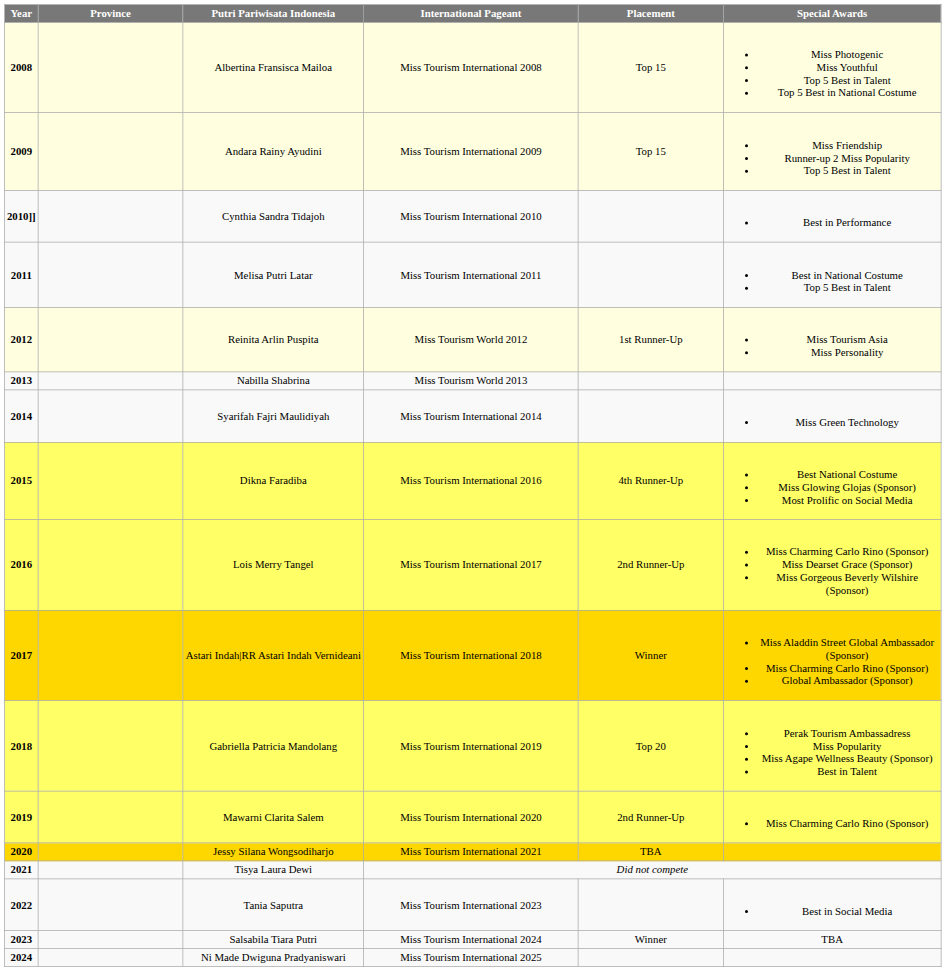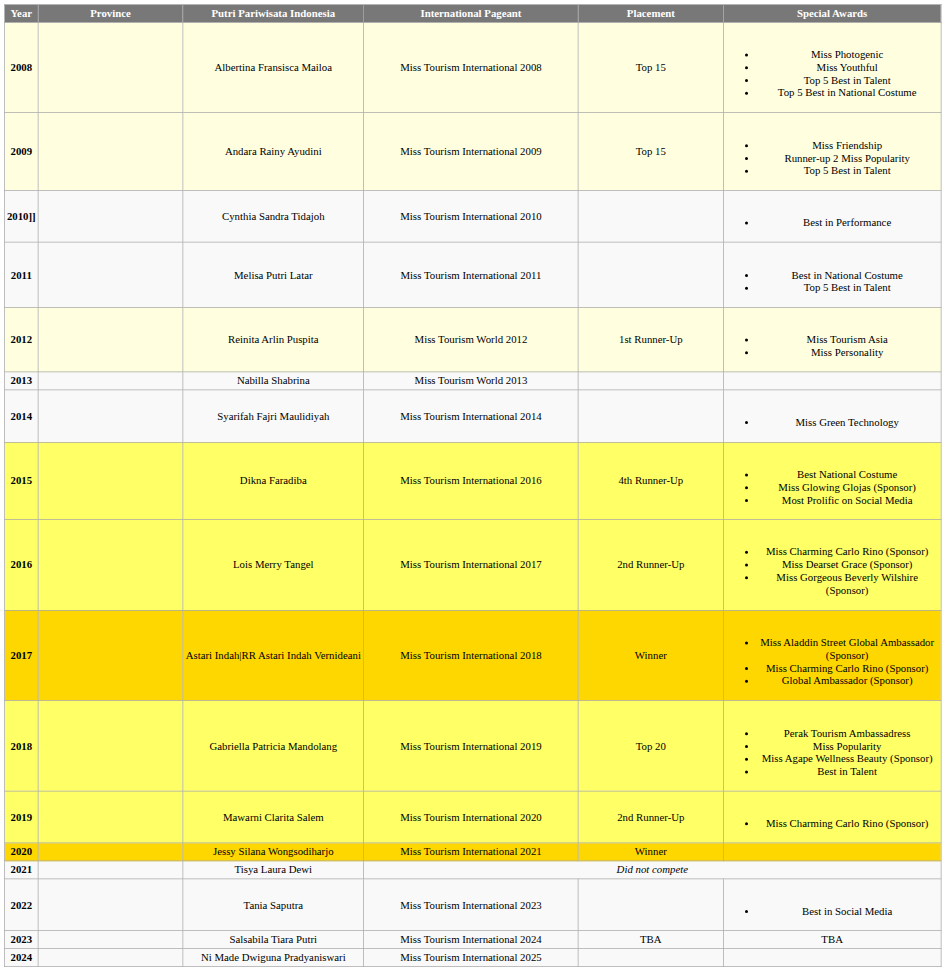(651, 852) TBA -> (651, 852) Winner
(651, 940) Winner -> (651, 940) TBA
